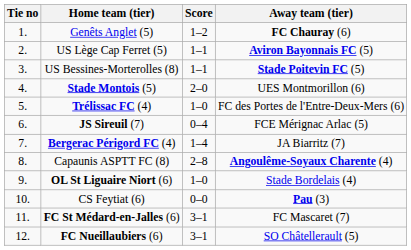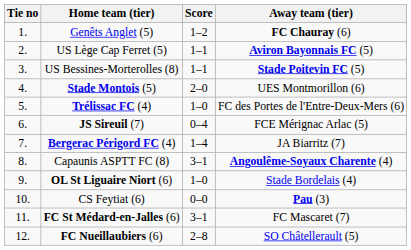(199, 161) 2–8 -> (199, 161) 3–1
(199, 236) 3–1 -> (199, 236) 2–8
